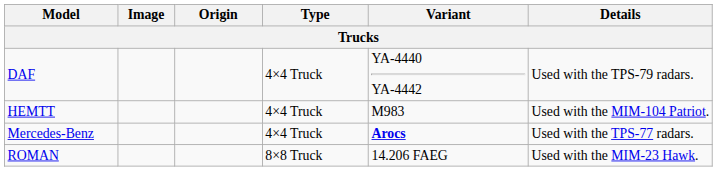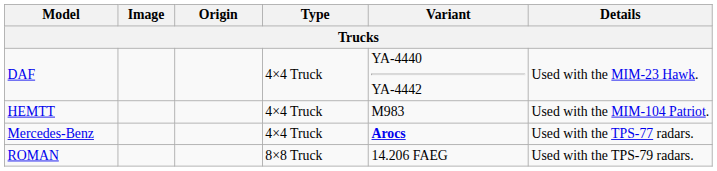(613, 74) Used with the TPS-79 radars. -> (615, 74) Used with the MIM-23 Hawk.
(615, 155) Used with the MIM-23 Hawk. -> (613, 155) Used with the TPS-79 radars.
